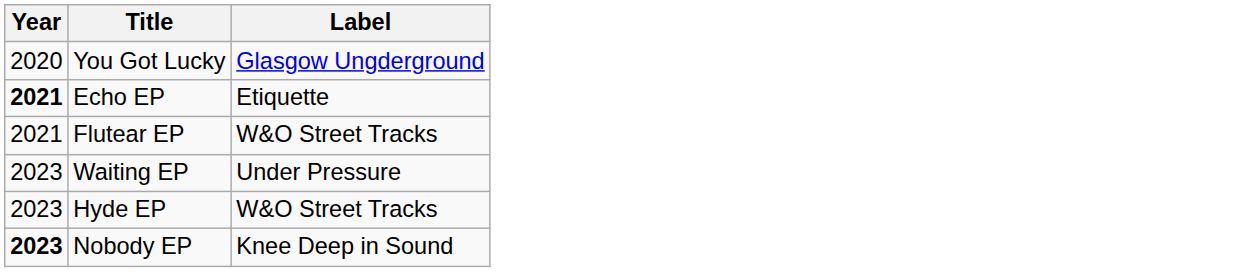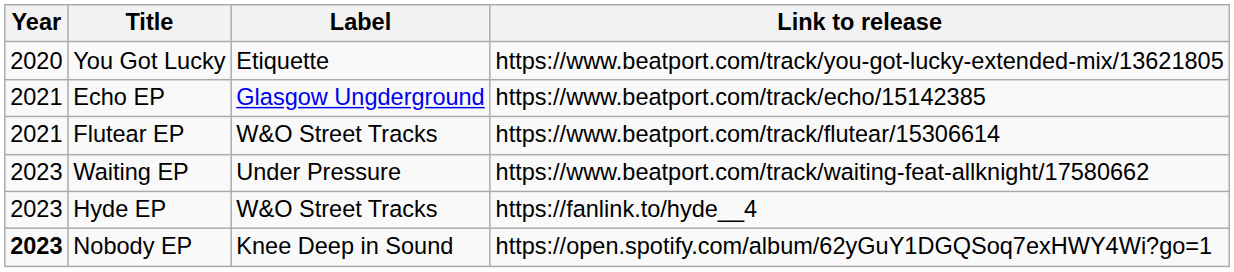+ column: (860, 23)
(360, 60) Glasgow Ungderground -> (283, 60) Etiquette
(36, 97) bold -> (36, 97) normal
(283, 97) Etiquette -> (360, 97) Glasgow Ungderground
